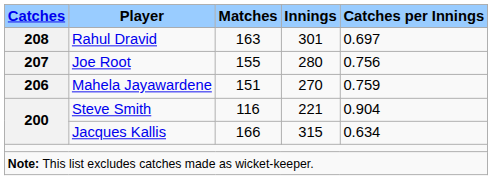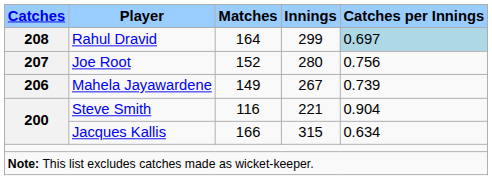(248, 39) 163 -> (248, 39) 164
(310, 39) 301 -> (310, 39) 299
(362, 39) no background -> (362, 39) lightblue background
(248, 62) 155 -> (248, 62) 152
(248, 86) 151 -> (248, 86) 149
(310, 86) 270 -> (310, 86) 267
(362, 86) 0.759 -> (362, 86) 0.739
